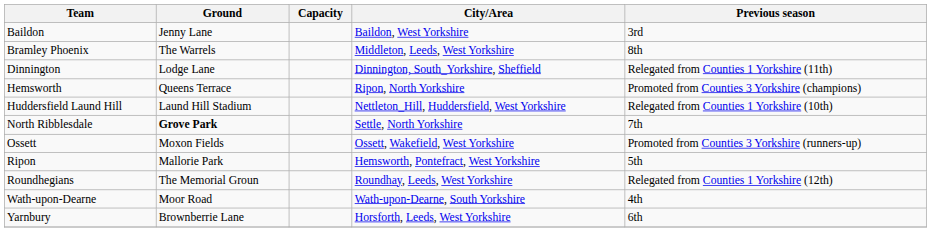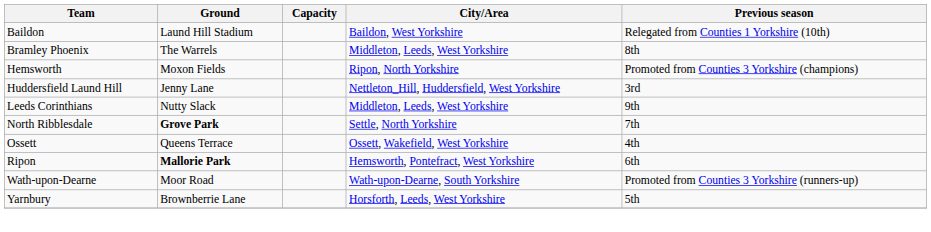(185, 32) Jenny Lane -> (207, 32) Laund Hill Stadium
(635, 32) 3rd -> (727, 32) Relegated from Counties 1 Yorkshire (10th)
- row: (34, 69)
(195, 87) Queens Terrace -> (193, 69) Moxon Fields
(205, 106) Laund Hill Stadium -> (187, 87) Jenny Lane
(730, 106) Relegated from Counties 1 Yorkshire (10th) -> (632, 87) 3rd
+ row: (50, 106)
(191, 143) Moxon Fields -> (196, 143) Queens Terrace
(744, 143) Promoted from Counties 3 Yorkshire (runners-up) -> (632, 143) 4th
(191, 161) normal -> (195, 161) bold
(635, 161) 5th -> (632, 161) 6th
- row: (40, 180)
(635, 198) 4th -> (741, 180) Promoted from Counties 3 Yorkshire (runners-up)
(635, 217) 6th -> (632, 198) 5th
